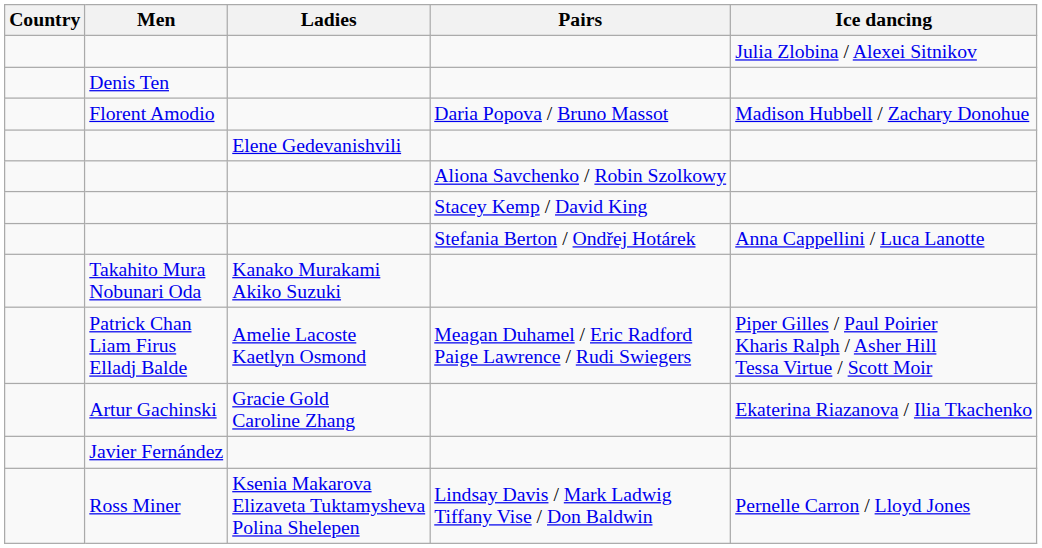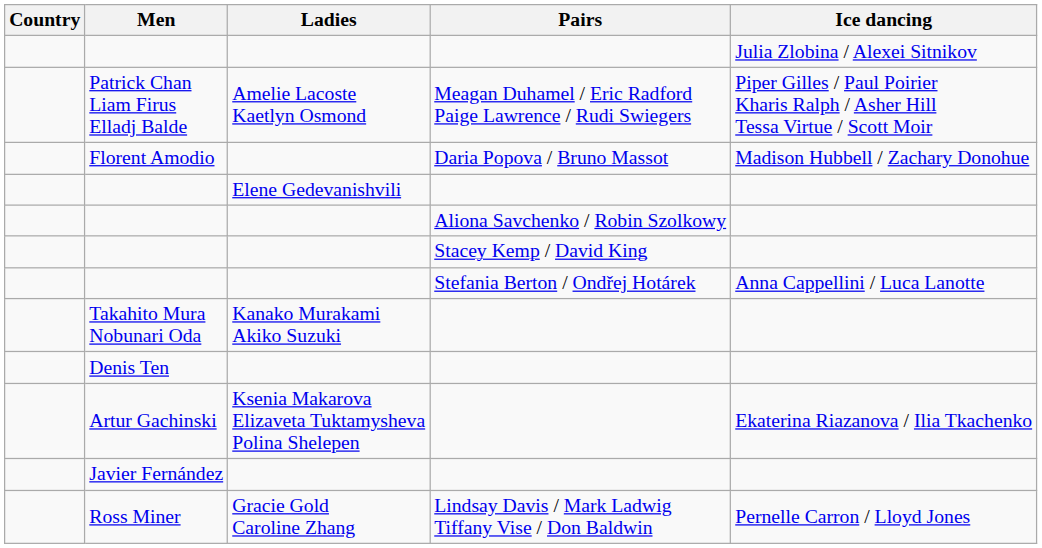rows swapped: (140, 345) <-> (129, 82)
(294, 409) Gracie Gold Caroline Zhang -> (329, 420) Ksenia Makarova Elizaveta Tuktamysheva Polina Shelepen
(329, 505) Ksenia Makarova Elizaveta Tuktamysheva Polina Shelepen -> (294, 516) Gracie Gold Caroline Zhang
